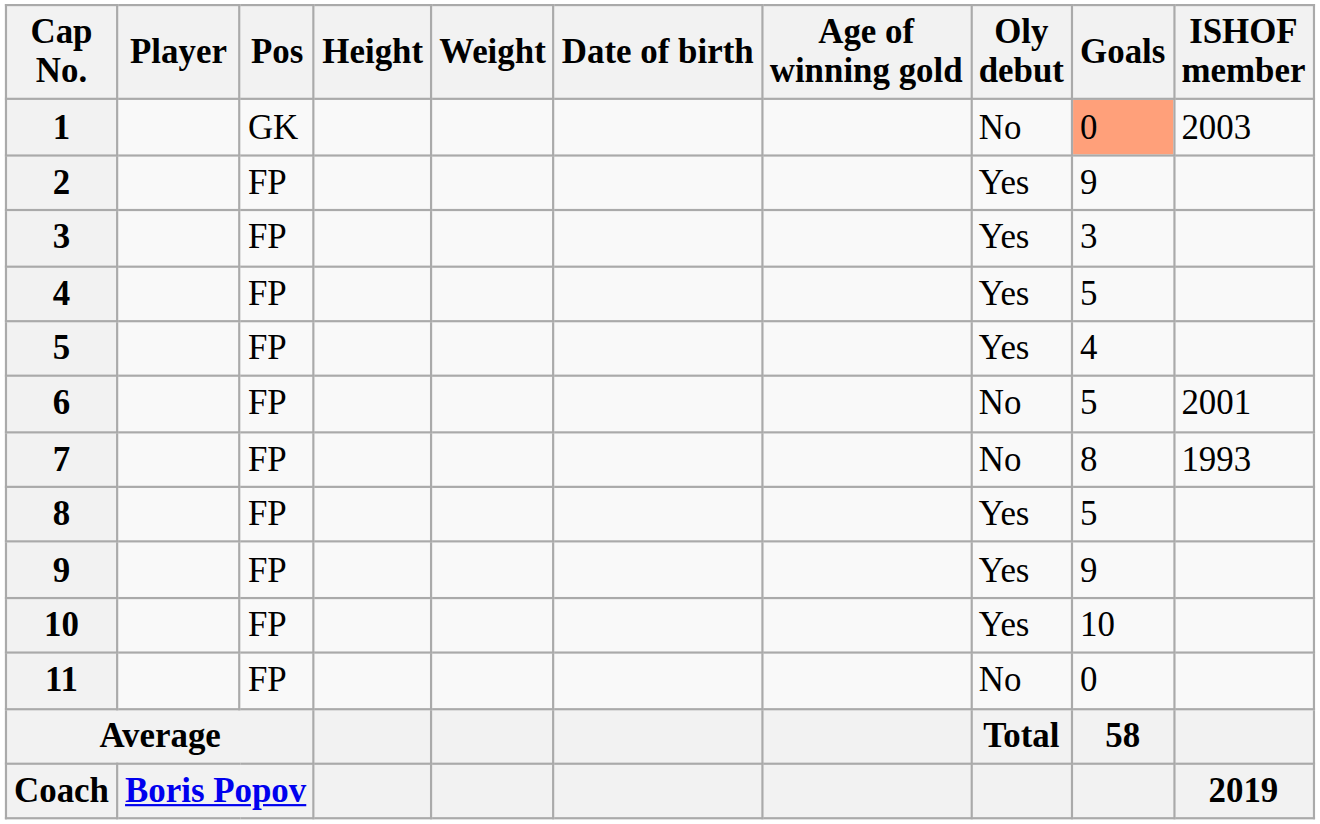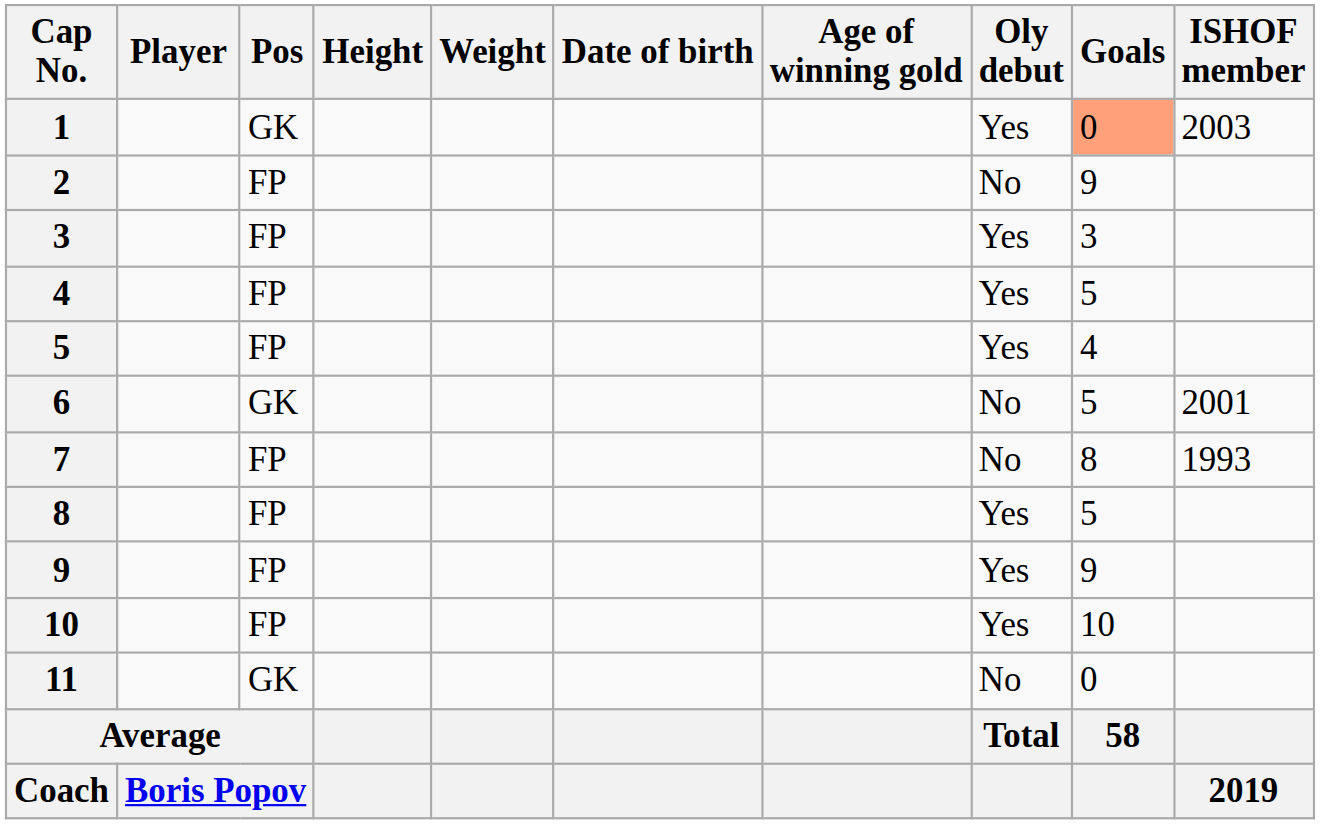(1000, 126) No -> (1004, 126) Yes
(1004, 182) Yes -> (1000, 182) No
(267, 403) FP -> (273, 403) GK
(267, 679) FP -> (273, 679) GK
